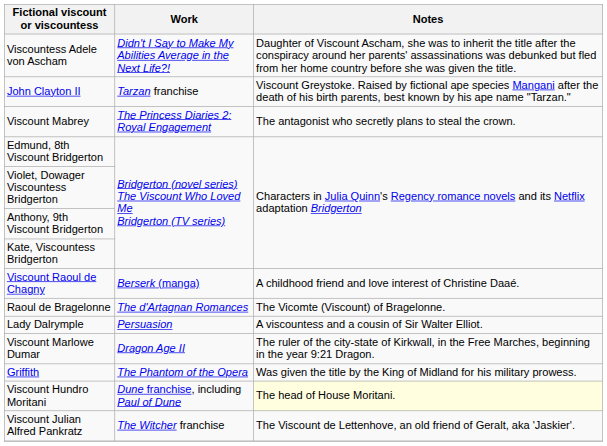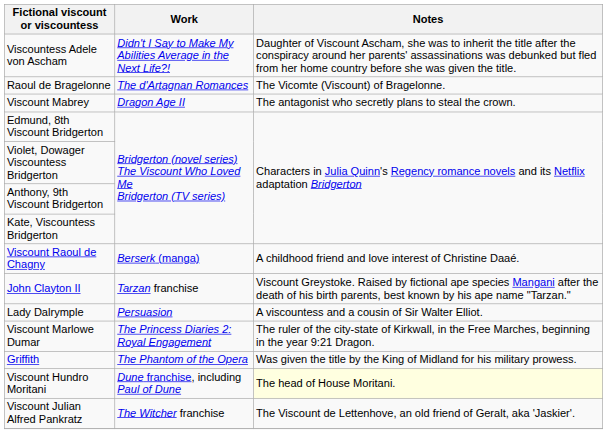rows swapped: (59, 307) <-> (44, 91)
(174, 121) The Princess Diaries 2: Royal Engagement -> (151, 103) Dragon Age II
(151, 348) Dragon Age II -> (174, 336) The Princess Diaries 2: Royal Engagement
